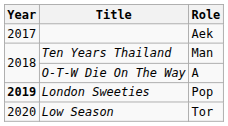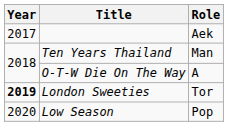(202, 92) Pop -> (202, 92) Tor
(202, 112) Tor -> (202, 112) Pop
